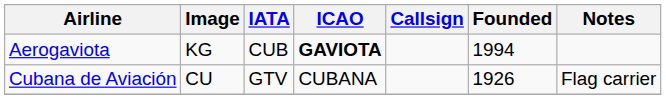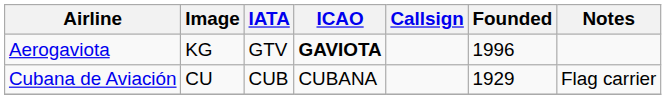(268, 49) CUB -> (268, 49) GTV
(494, 49) 1994 -> (494, 49) 1996
(268, 79) GTV -> (268, 79) CUB
(494, 79) 1926 -> (494, 79) 1929
